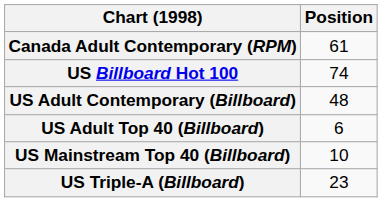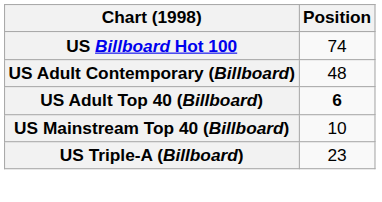- row: (153, 45)
(339, 127) normal -> (337, 100) bold
